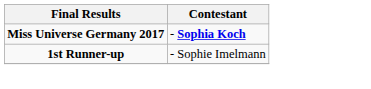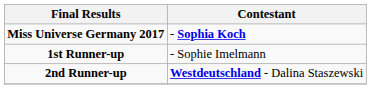+ row: (86, 73)
